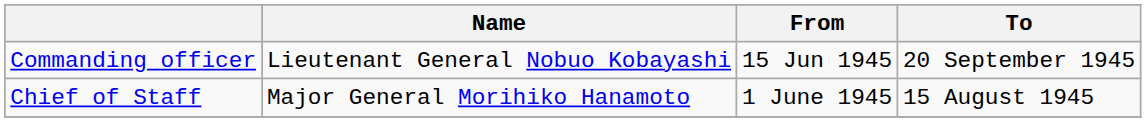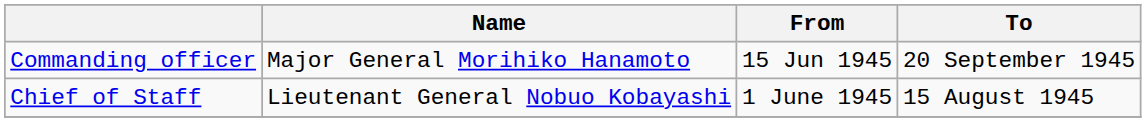(499, 60) Lieutenant General Nobuo Kobayashi -> (478, 60) Major General Morihiko Hanamoto
(478, 98) Major General Morihiko Hanamoto -> (499, 98) Lieutenant General Nobuo Kobayashi
